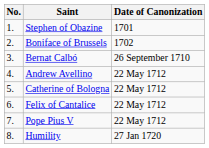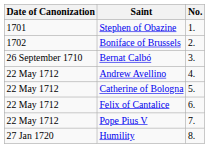columns swapped: (14, 12) <-> (158, 12)
